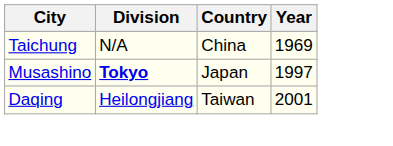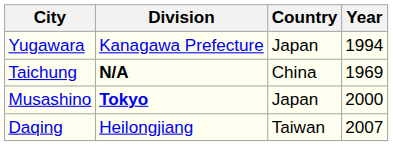+ row: (47, 45)
(113, 45) normal -> (114, 72) bold
(294, 72) 1997 -> (364, 99) 2000
(294, 99) 2001 -> (364, 126) 2007
